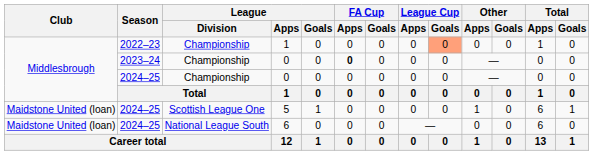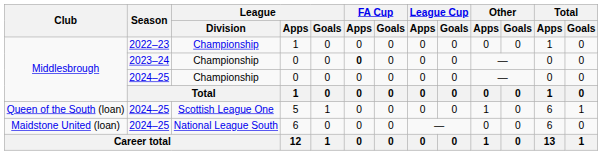(445, 45) lightsalmon background -> (454, 45) no background
(61, 110) Maidstone United (loan) -> (66, 110) Queen of the South (loan)
